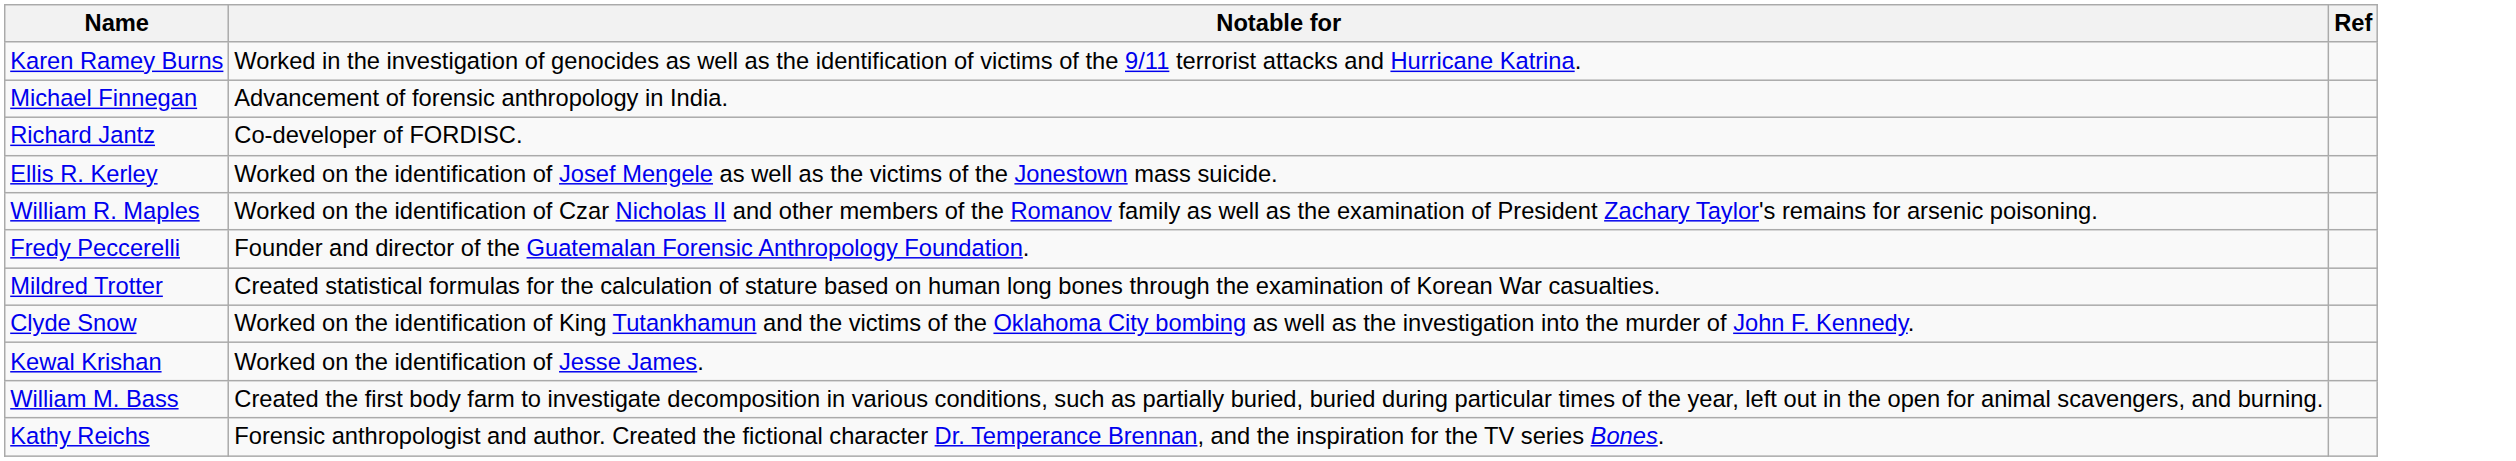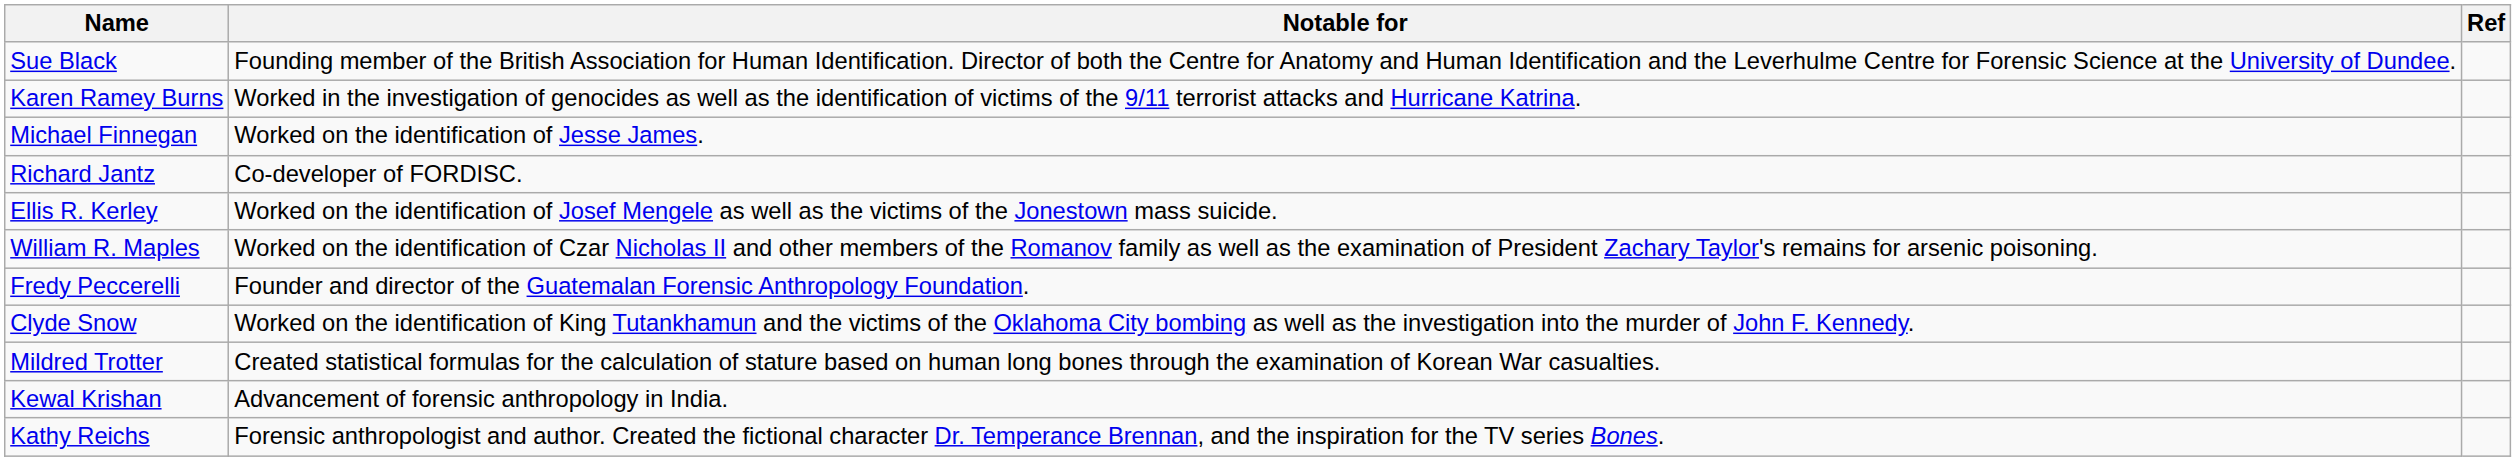+ row: (64, 60)
(481, 98) Advancement of forensic anthropology in India. -> (469, 135) Worked on the identification of Jesse James.
rows swapped: (73, 323) <-> (87, 286)
(469, 361) Worked on the identification of Jesse James. -> (481, 398) Advancement of forensic anthropology in India.
- row: (94, 398)
